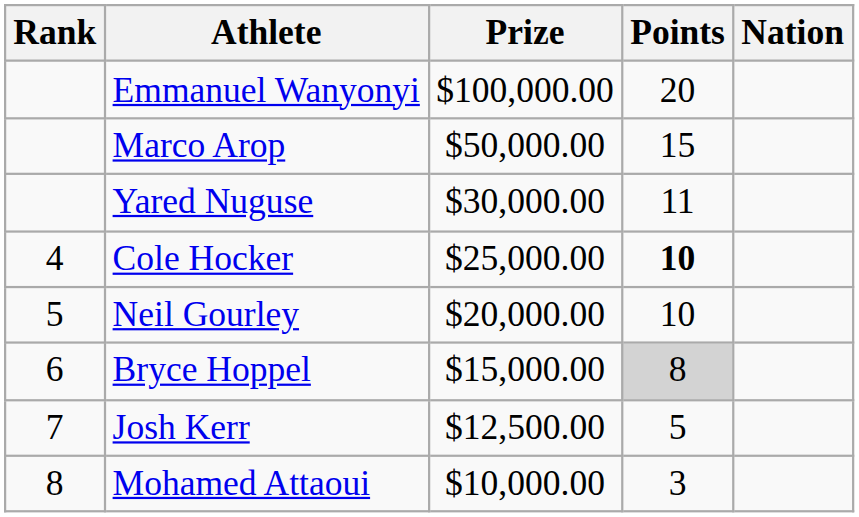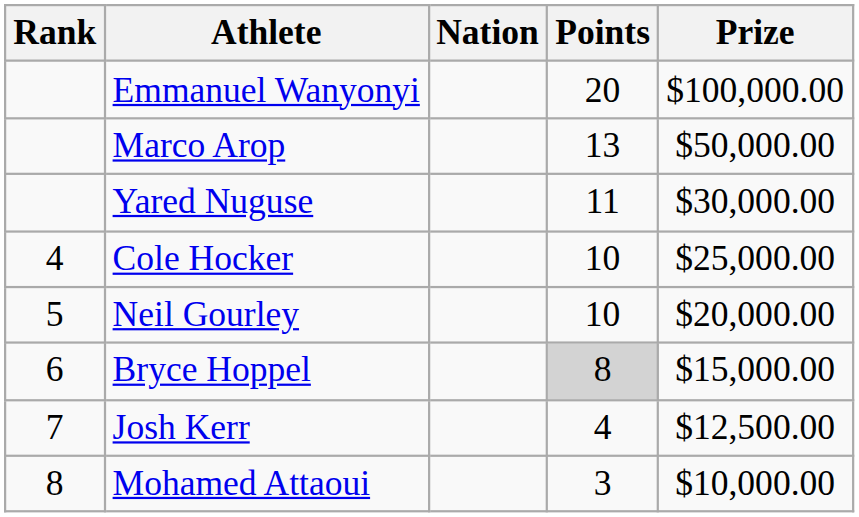columns swapped: (793, 32) <-> (525, 32)
(678, 145) 15 -> (603, 145) 13
(678, 257) bold -> (603, 257) normal
(678, 426) 5 -> (603, 426) 4
